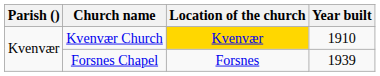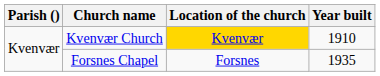(342, 60) 1939 -> (342, 60) 1935
